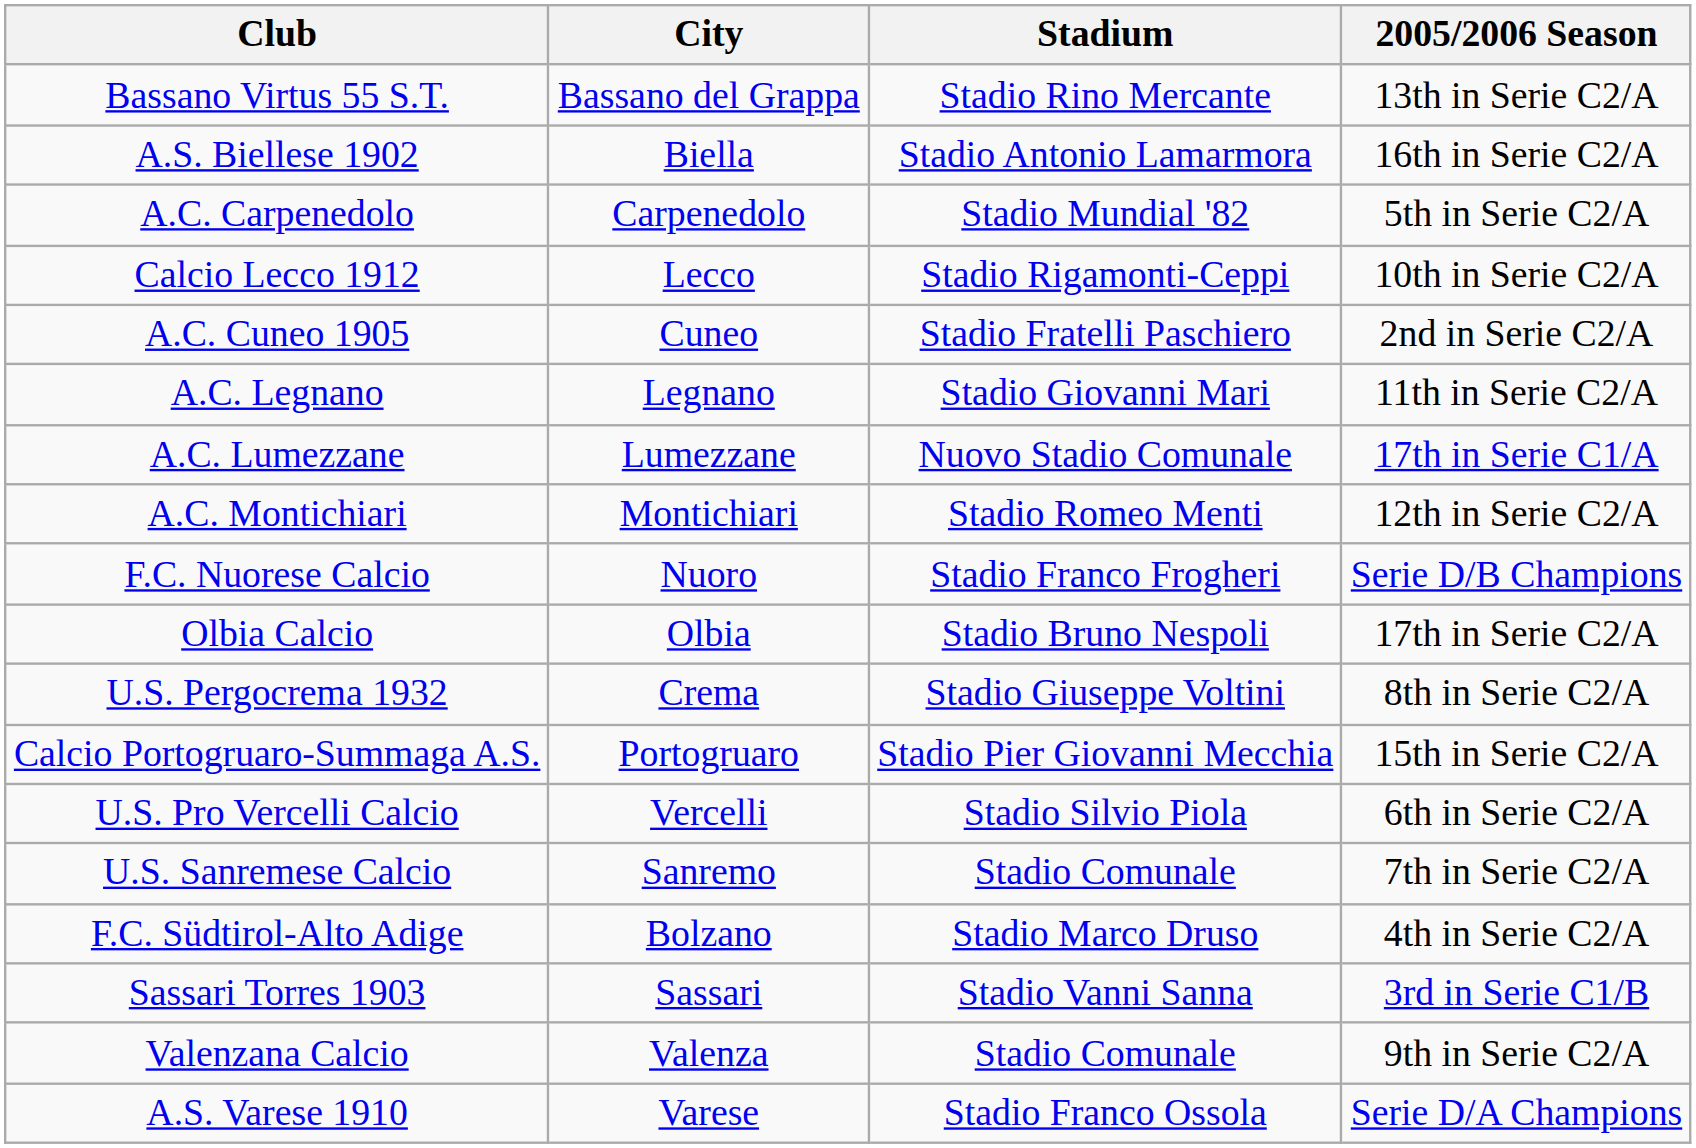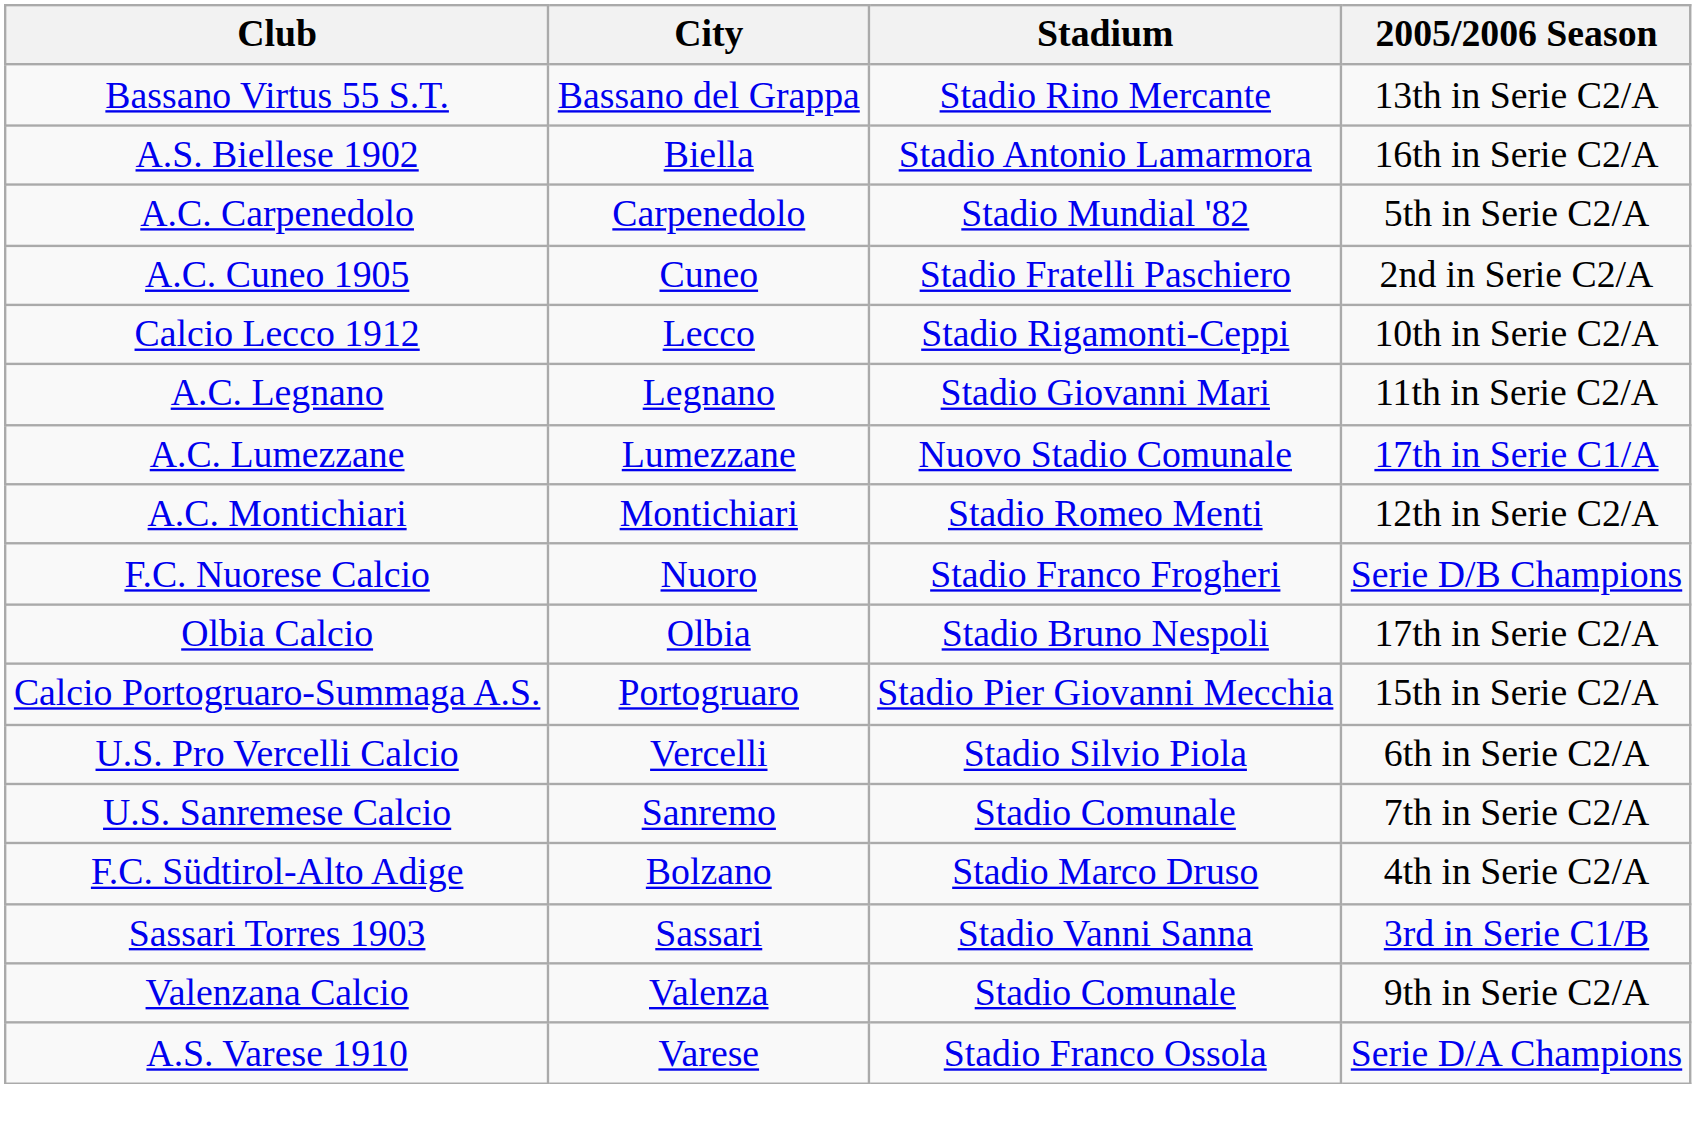rows swapped: (277, 333) <-> (277, 273)
- row: (277, 693)
